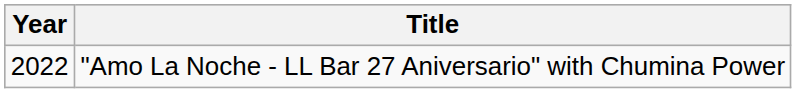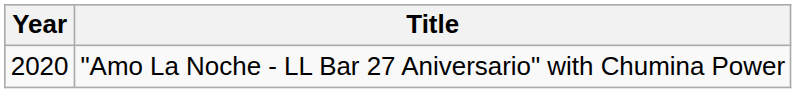(40, 66) 2022 -> (40, 66) 2020
